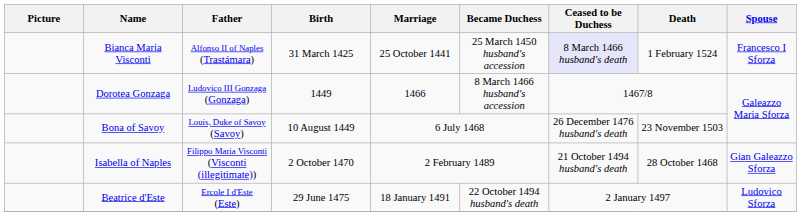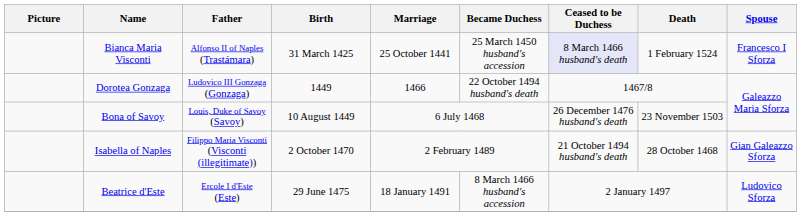(504, 93) 8 March 1466 husband's accession -> (504, 87) 22 October 1494 husband's death
(504, 197) 22 October 1494 husband's death -> (504, 191) 8 March 1466 husband's accession
